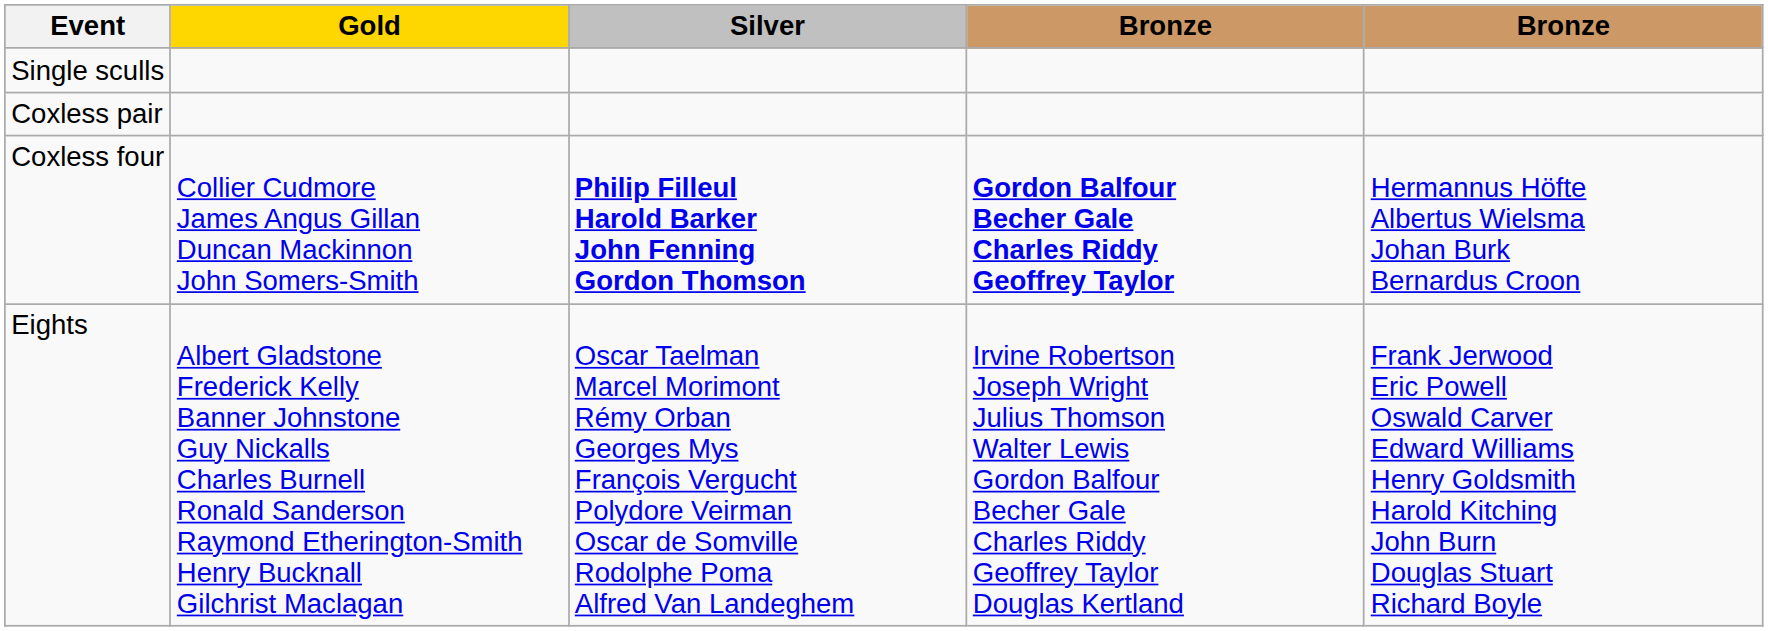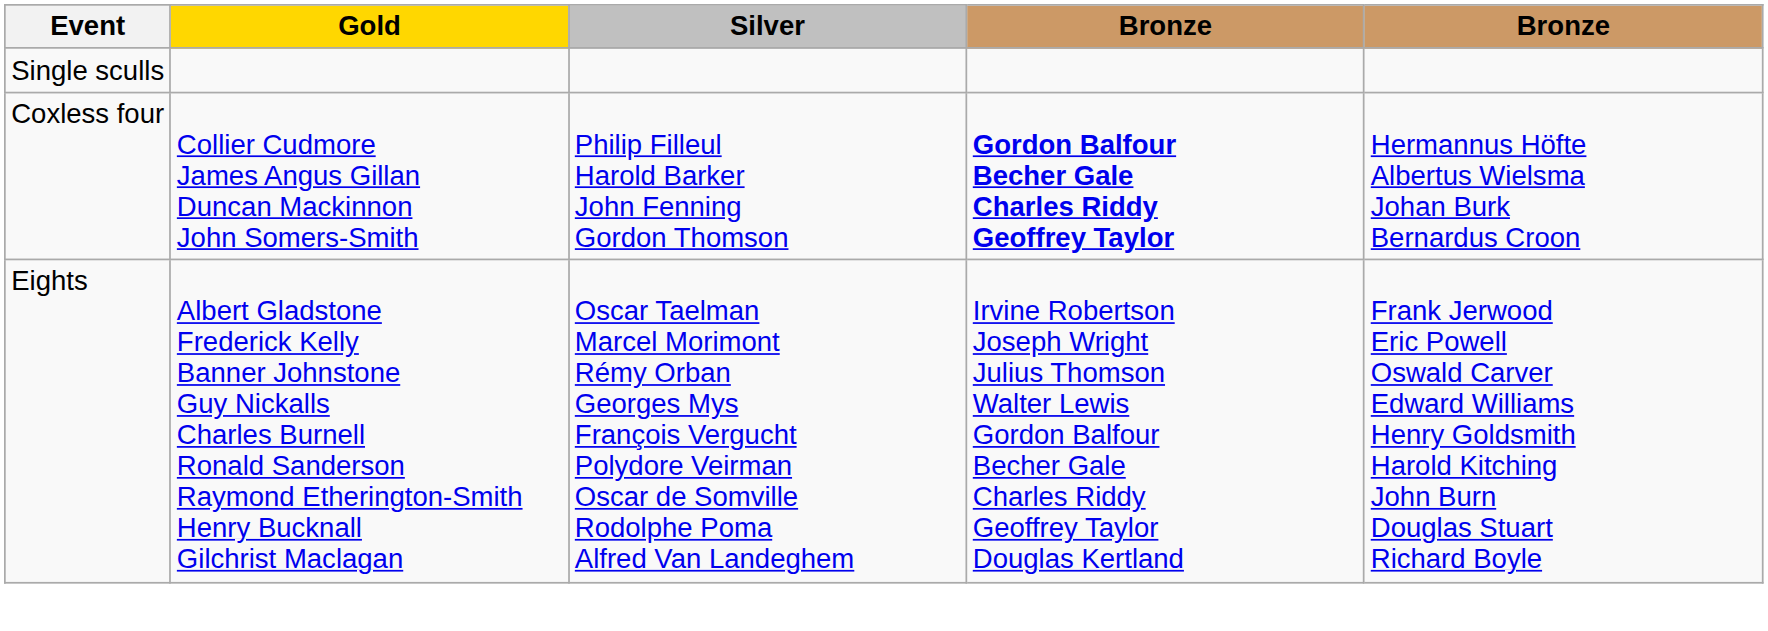- row: (87, 113)
(690, 234) bold -> (682, 191) normal
